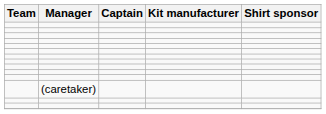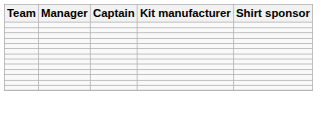- row: (21, 89)
